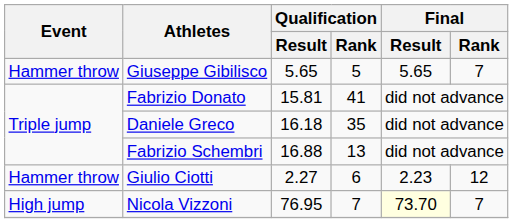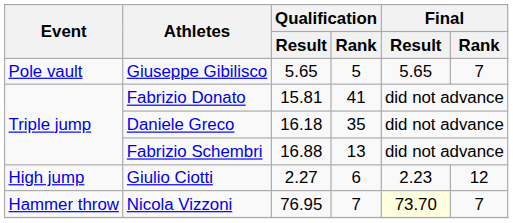(64, 72) Hammer throw -> (46, 72) Pole vault
(64, 178) Hammer throw -> (46, 178) High jump
(46, 205) High jump -> (64, 205) Hammer throw
